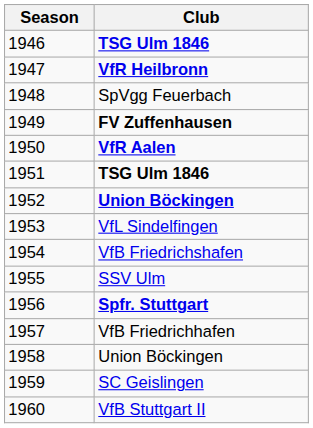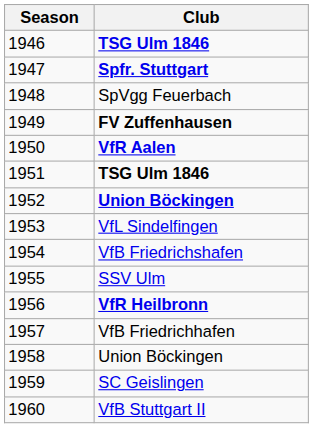(153, 69) VfR Heilbronn -> (153, 69) Spfr. Stuttgart
(153, 305) Spfr. Stuttgart -> (153, 305) VfR Heilbronn
